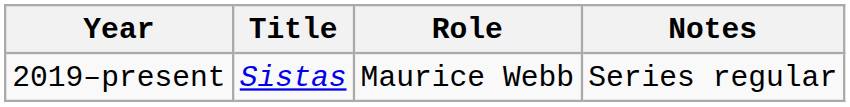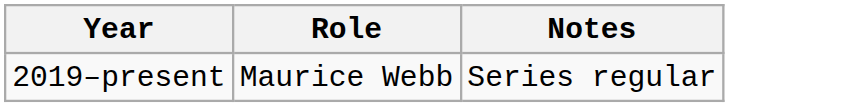- column: (293, 29)
